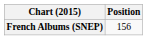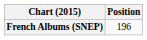(124, 27) 156 -> (124, 27) 196
